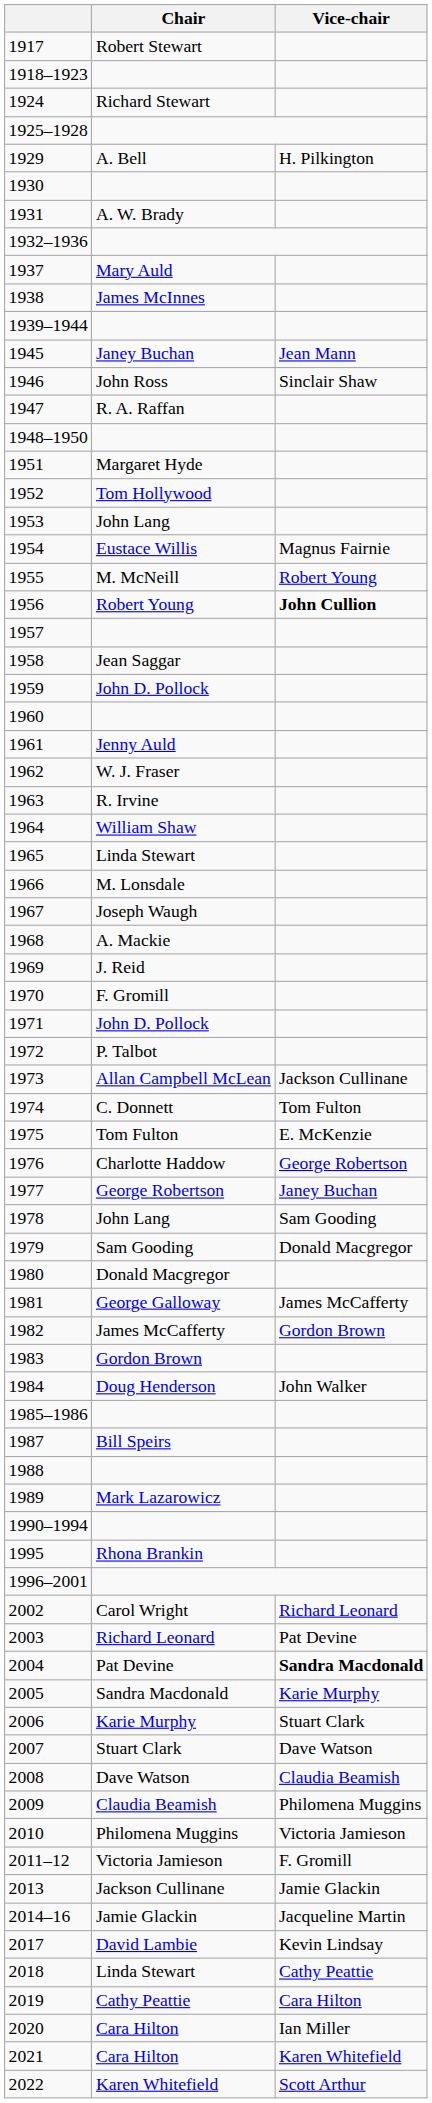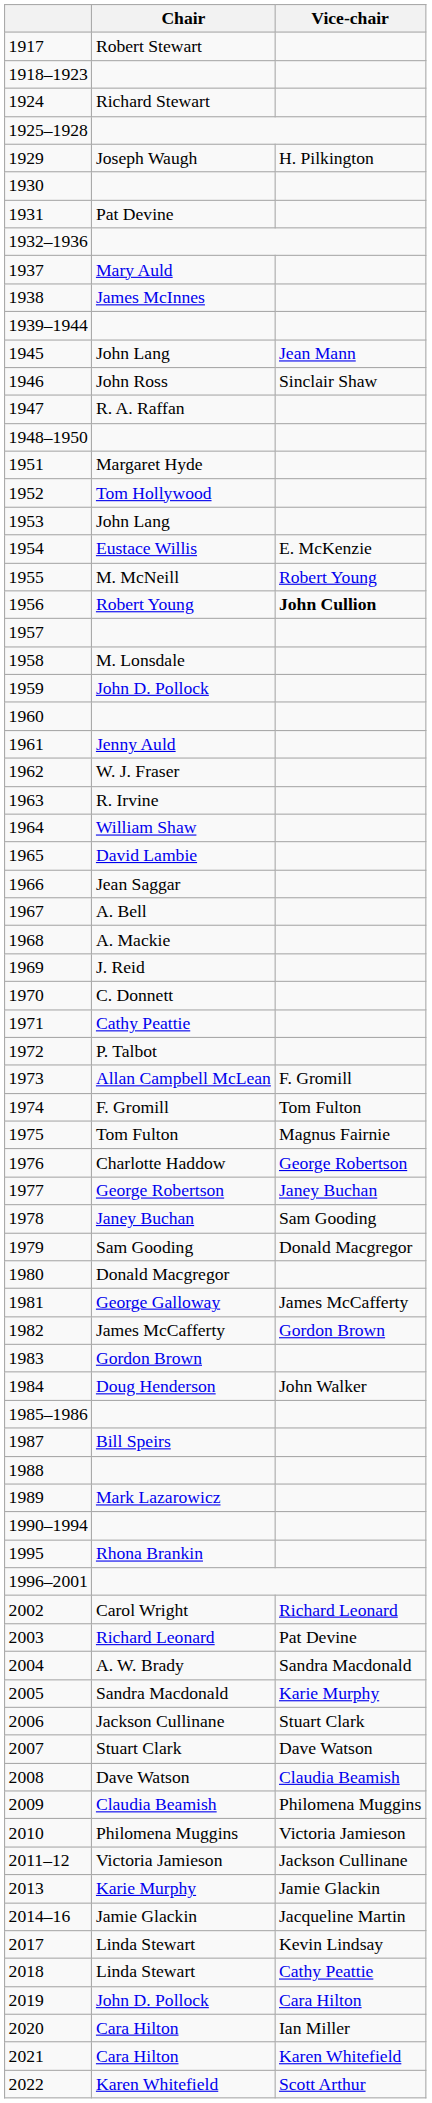(121, 158) A. Bell -> (147, 158) Joseph Waugh
(140, 213) A. W. Brady -> (135, 213) Pat Devine
(145, 353) Janey Buchan -> (133, 353) John Lang
(334, 548) Magnus Fairnie -> (325, 548) E. McKenzie
(138, 660) Jean Saggar -> (140, 660) M. Lonsdale
(146, 855) Linda Stewart -> (147, 855) David Lambie
(140, 883) M. Lonsdale -> (138, 883) Jean Saggar
(147, 911) Joseph Waugh -> (121, 911) A. Bell
(132, 995) F. Gromill -> (135, 995) C. Donnett
(152, 1023) John D. Pollock -> (143, 1023) Cathy Peattie
(343, 1079) Jackson Cullinane -> (315, 1079) F. Gromill
(135, 1107) C. Donnett -> (132, 1107) F. Gromill
(325, 1134) E. McKenzie -> (334, 1134) Magnus Fairnie
(133, 1218) John Lang -> (145, 1218) Janey Buchan
(135, 1665) Pat Devine -> (140, 1665) A. W. Brady
(351, 1665) bold -> (345, 1665) normal
(146, 1721) Karie Murphy -> (160, 1721) Jackson Cullinane
(315, 1860) F. Gromill -> (343, 1860) Jackson Cullinane
(160, 1888) Jackson Cullinane -> (146, 1888) Karie Murphy
(147, 1944) David Lambie -> (146, 1944) Linda Stewart
(143, 2000) Cathy Peattie -> (152, 2000) John D. Pollock
